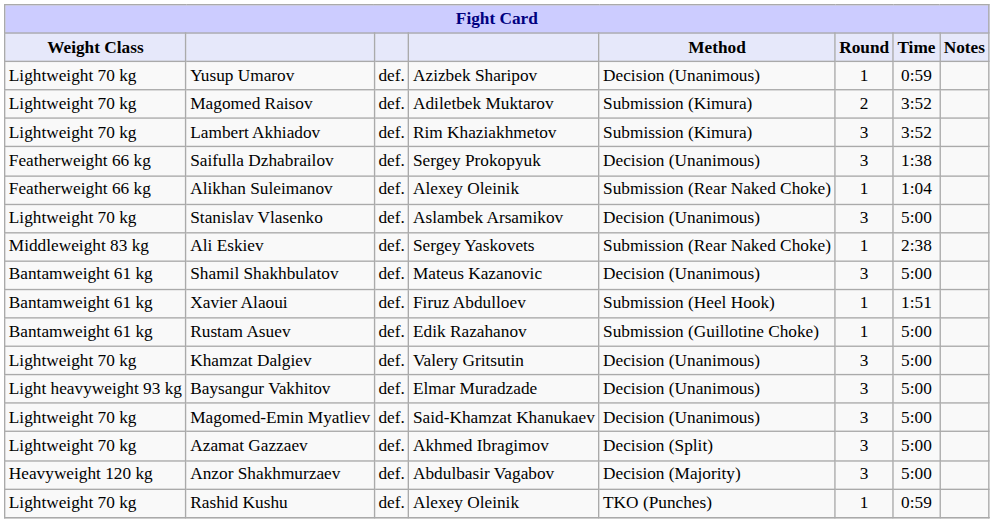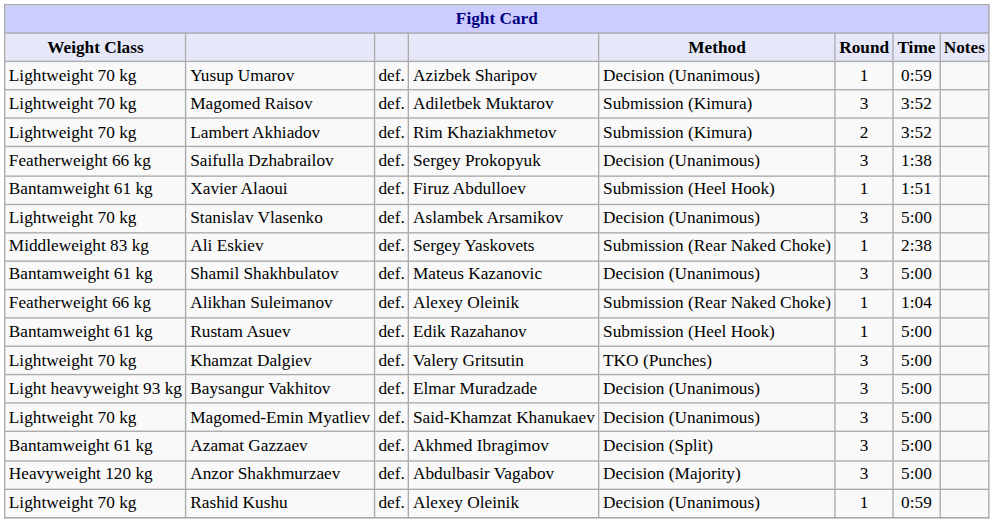(864, 103) 2 -> (864, 103) 3
(864, 132) 3 -> (864, 132) 2
rows swapped: (261, 189) <-> (239, 303)
(711, 331) Submission (Guillotine Choke) -> (689, 331) Submission (Heel Hook)
(682, 360) Decision (Unanimous) -> (658, 360) TKO (Punches)
(73, 445) Lightweight 70 kg -> (81, 445) Bantamweight 61 kg
(658, 502) TKO (Punches) -> (682, 502) Decision (Unanimous)
